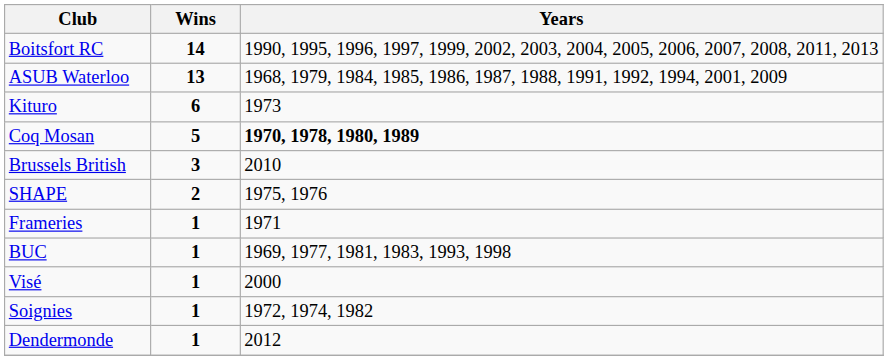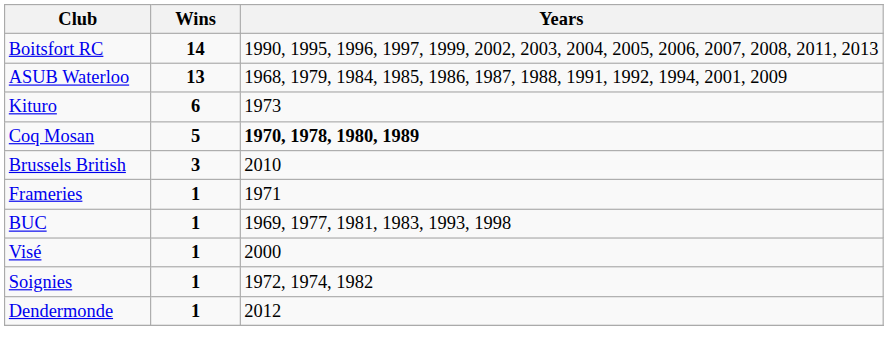- row: (38, 194)
